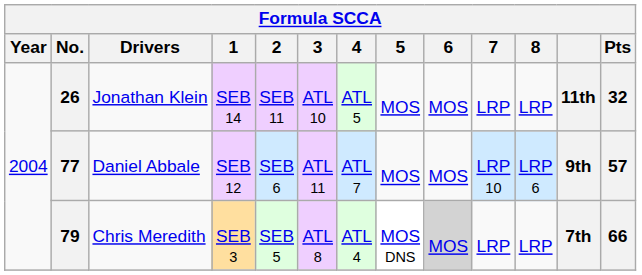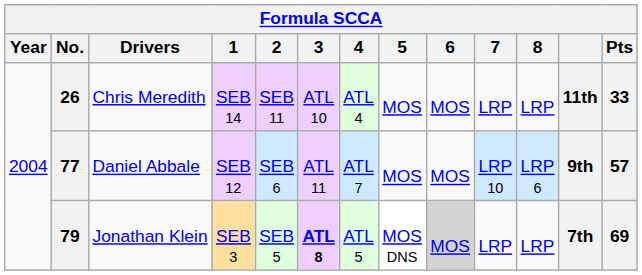(150, 97) Jonathan Klein -> (149, 97) Chris Meredith
(357, 106) ATL 5 -> (359, 106) ATL 4
(618, 97) 32 -> (620, 97) 33
(149, 235) Chris Meredith -> (150, 235) Jonathan Klein
(318, 245) normal -> (319, 245) bold
(357, 245) ATL 4 -> (359, 245) ATL 5
(618, 235) 66 -> (620, 235) 69
